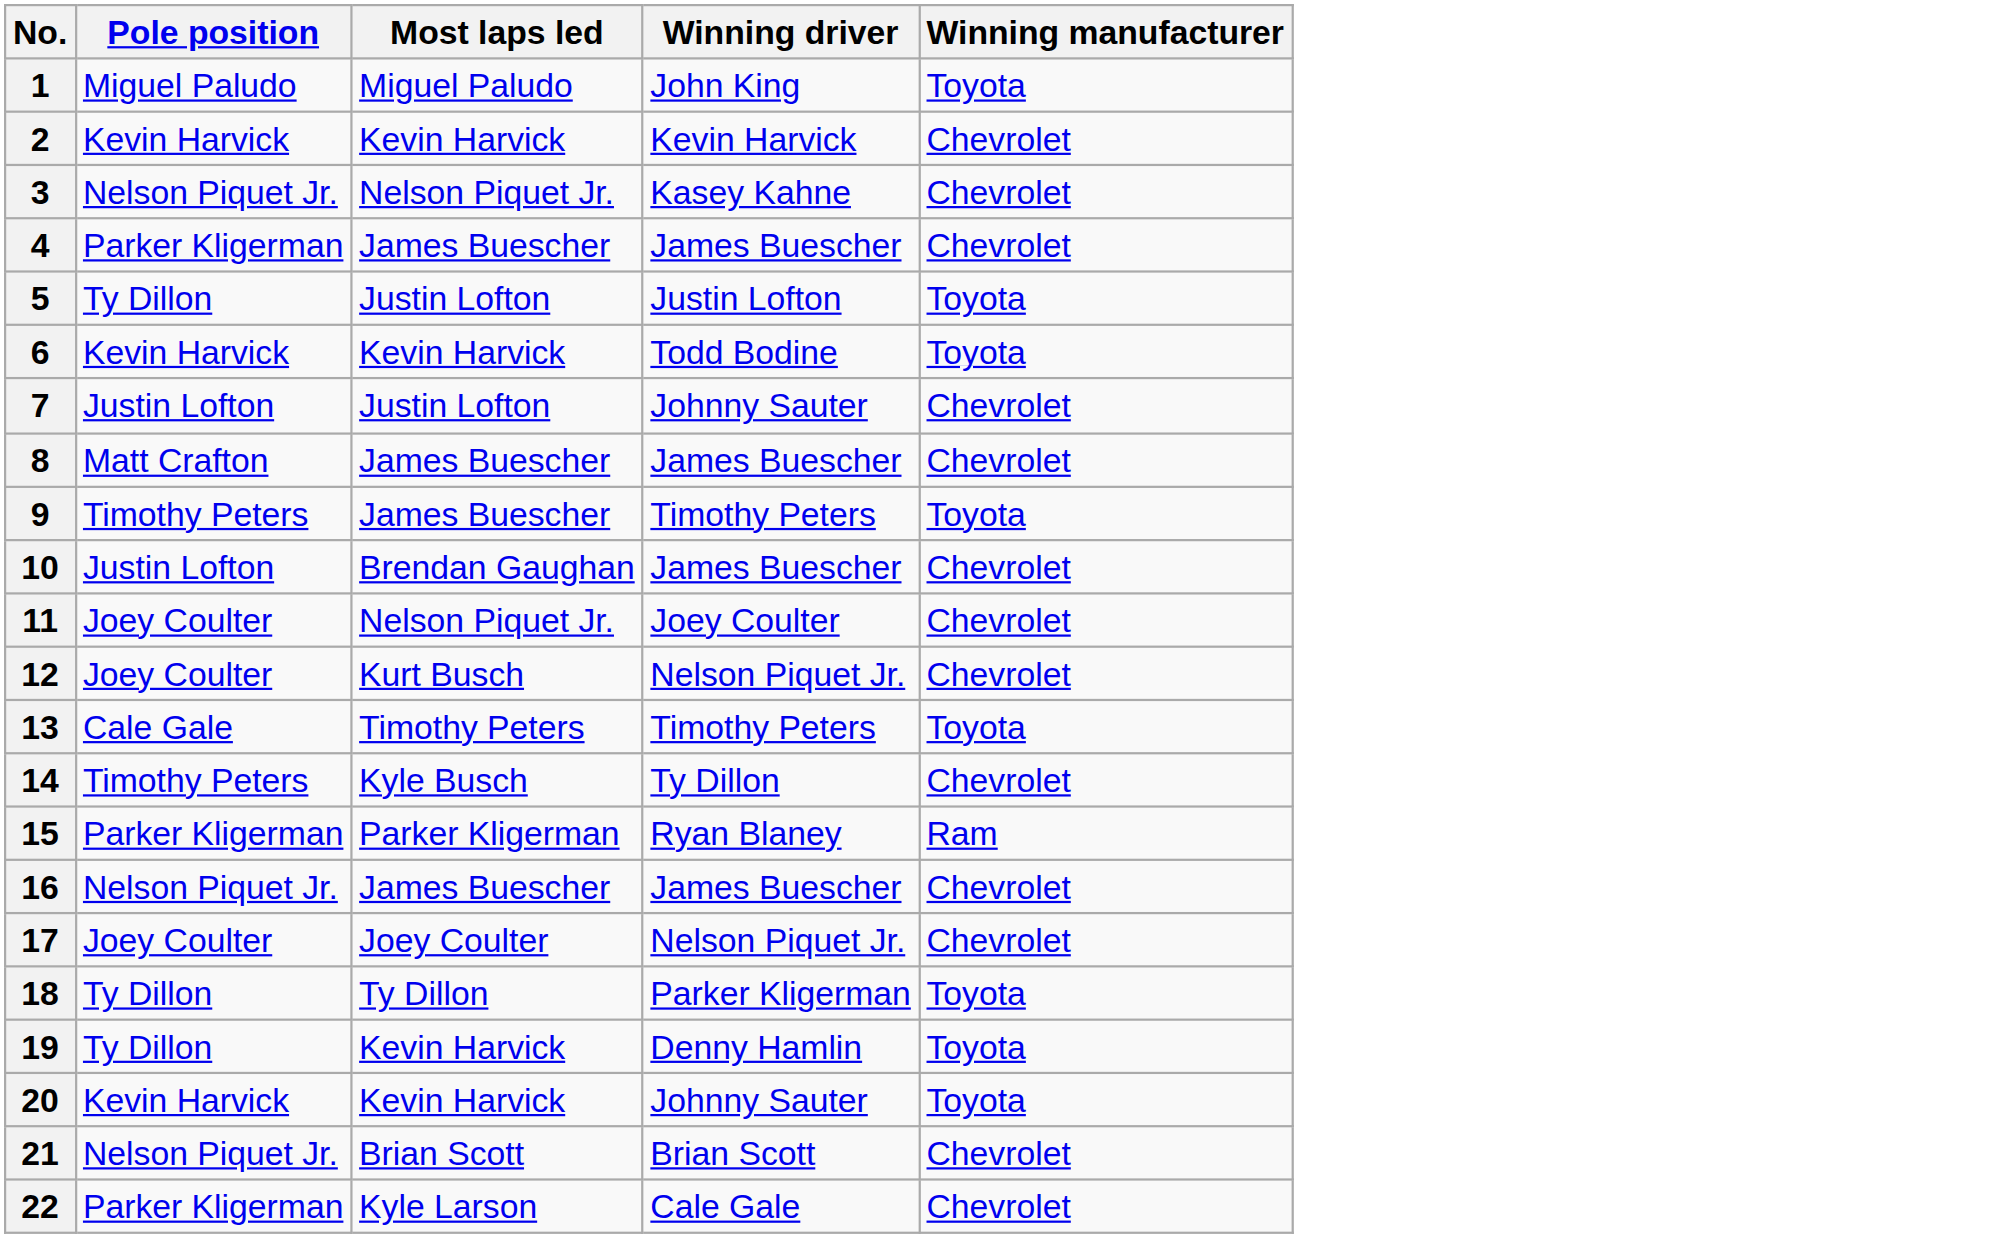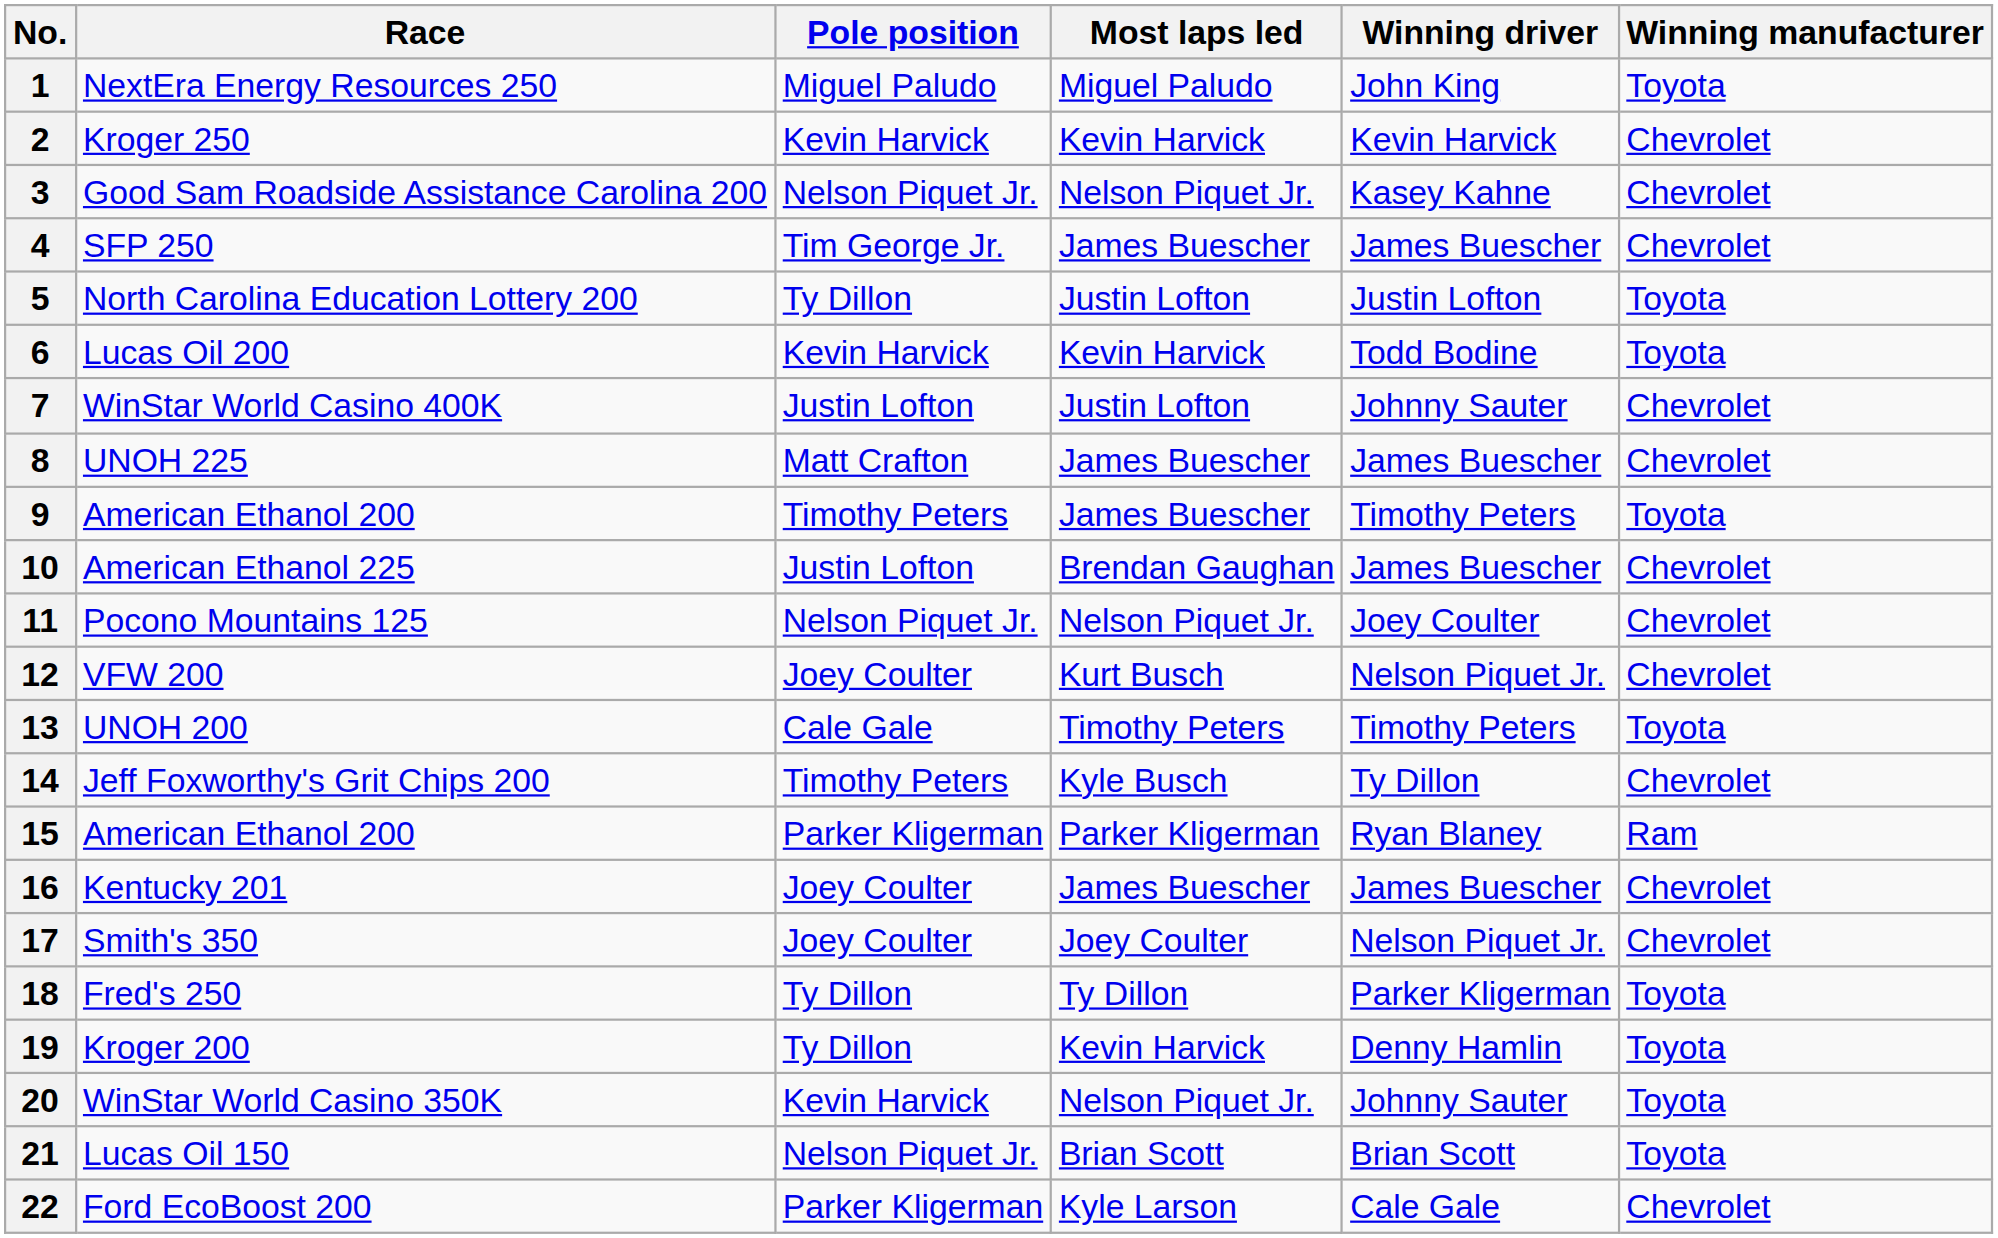+ column: (425, 32)
(213, 246) Parker Kligerman -> (894, 246) Tim George Jr.
(178, 620) Joey Coulter -> (910, 620) Nelson Piquet Jr.
(210, 887) Nelson Piquet Jr. -> (877, 887) Joey Coulter
(462, 1100) Kevin Harvick -> (1186, 1100) Nelson Piquet Jr.
(999, 1154) Chevrolet -> (1676, 1154) Toyota
